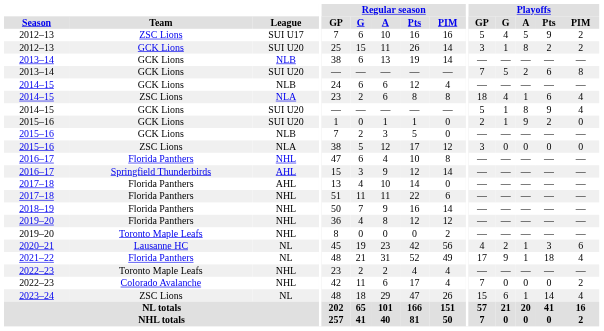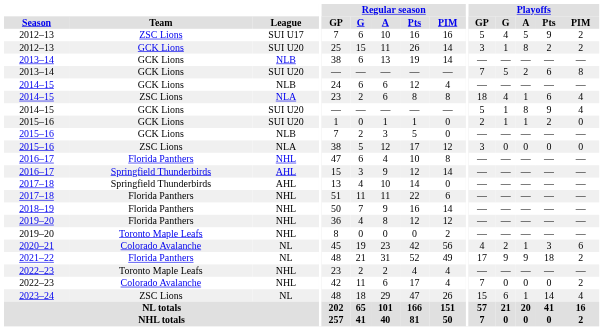(526, 121) 9 -> (526, 121) 1
(161, 183) Florida Panthers -> (161, 183) Springfield Thunderbirds
(161, 245) Lausanne HC -> (161, 245) Colorado Avalanche
(526, 258) 1 -> (526, 258) 9
(581, 258) 4 -> (581, 258) 2
